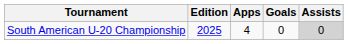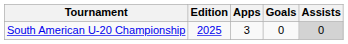(247, 30) 4 -> (247, 30) 3
